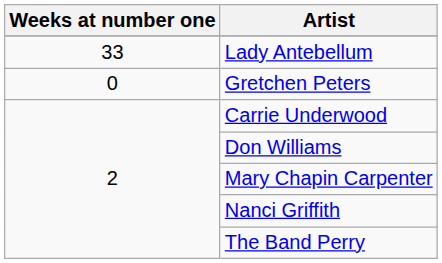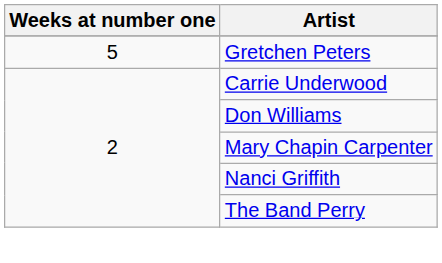- row: (299, 52)
(112, 83) 0 -> (112, 52) 5
